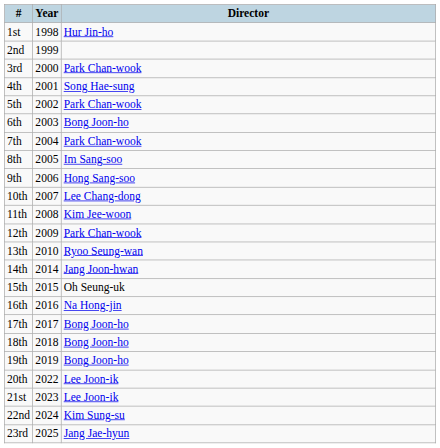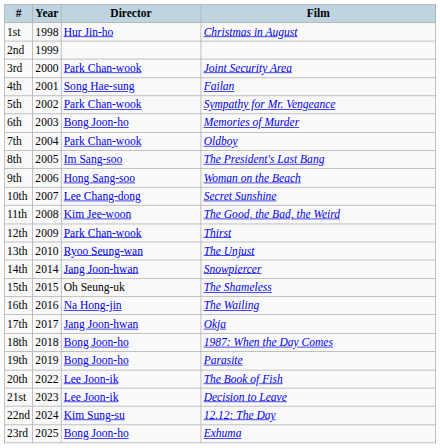+ column: (318, 13)
(96, 324) Bong Joon-ho -> (101, 324) Jang Joon-hwan
(97, 433) Jang Jae-hyun -> (96, 433) Bong Joon-ho
